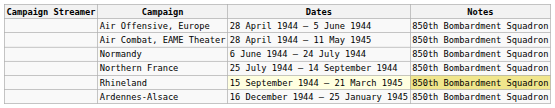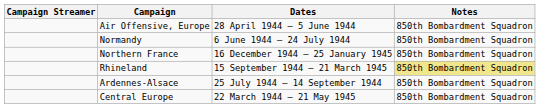- row: (163, 40)
(314, 68) 25 July 1944 – 14 September 1944 -> (303, 54) 16 December 1944 – 25 January 1945
(316, 82) lightyellow background -> (301, 68) no background
(319, 97) 16 December 1944 – 25 January 1945 -> (298, 82) 25 July 1944 – 14 September 1944
+ row: (136, 97)
